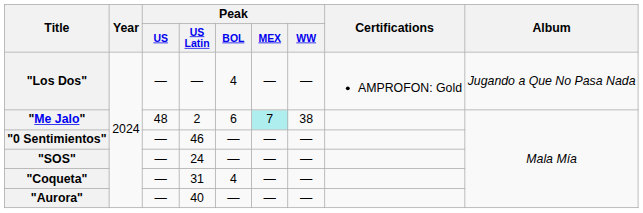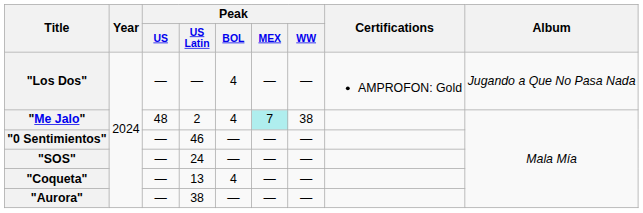(233, 119) 6 -> (233, 119) 4
(197, 178) 31 -> (197, 178) 13
(197, 198) 40 -> (197, 198) 38
